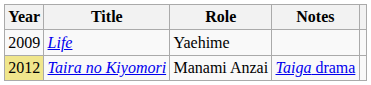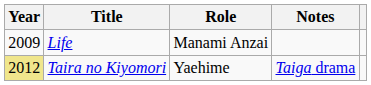(202, 42) Yaehime -> (221, 42) Manami Anzai
(221, 67) Manami Anzai -> (202, 67) Yaehime
